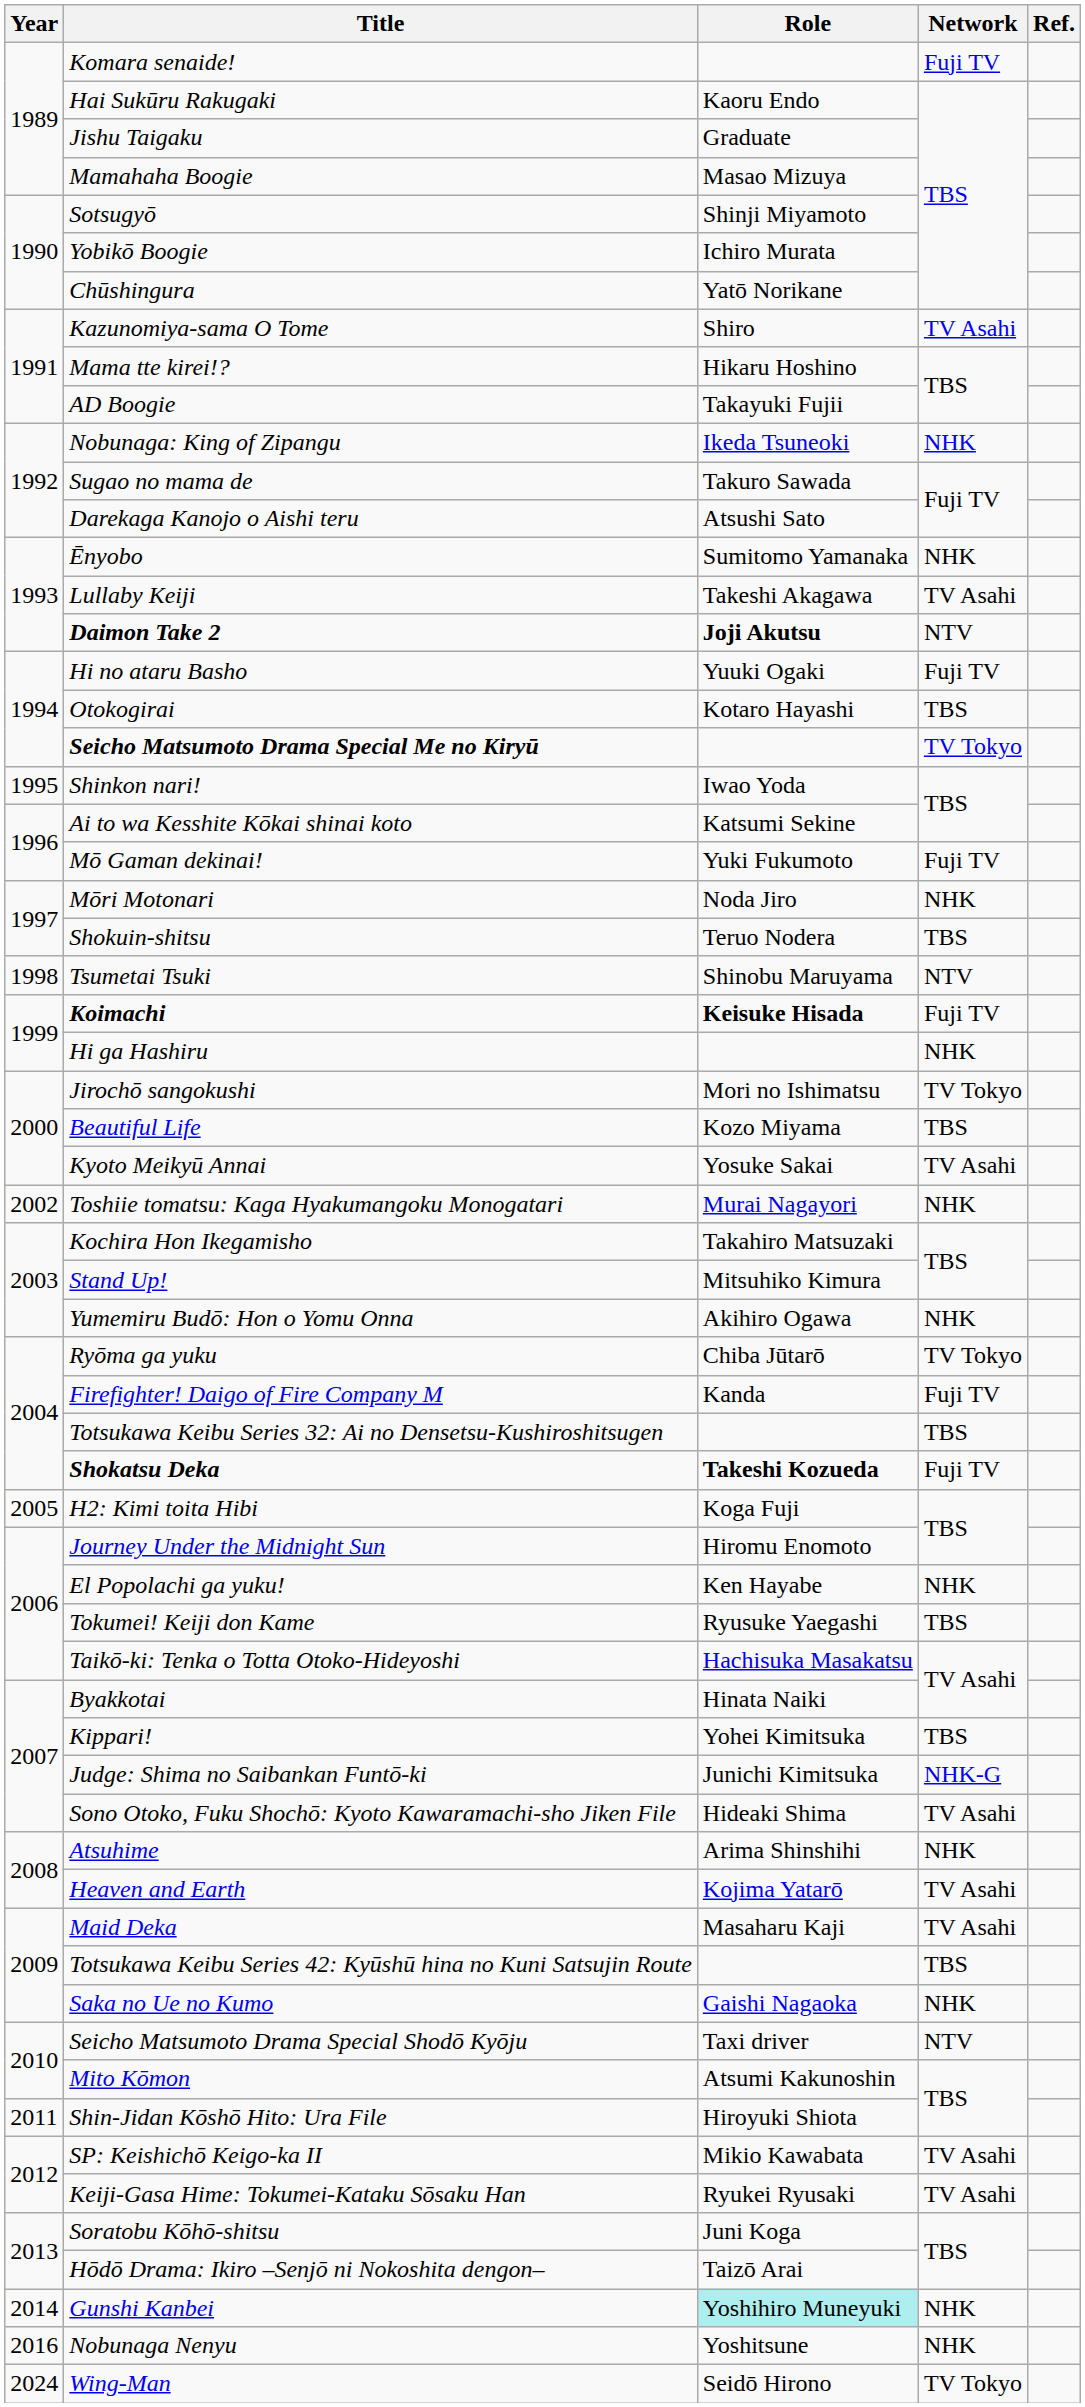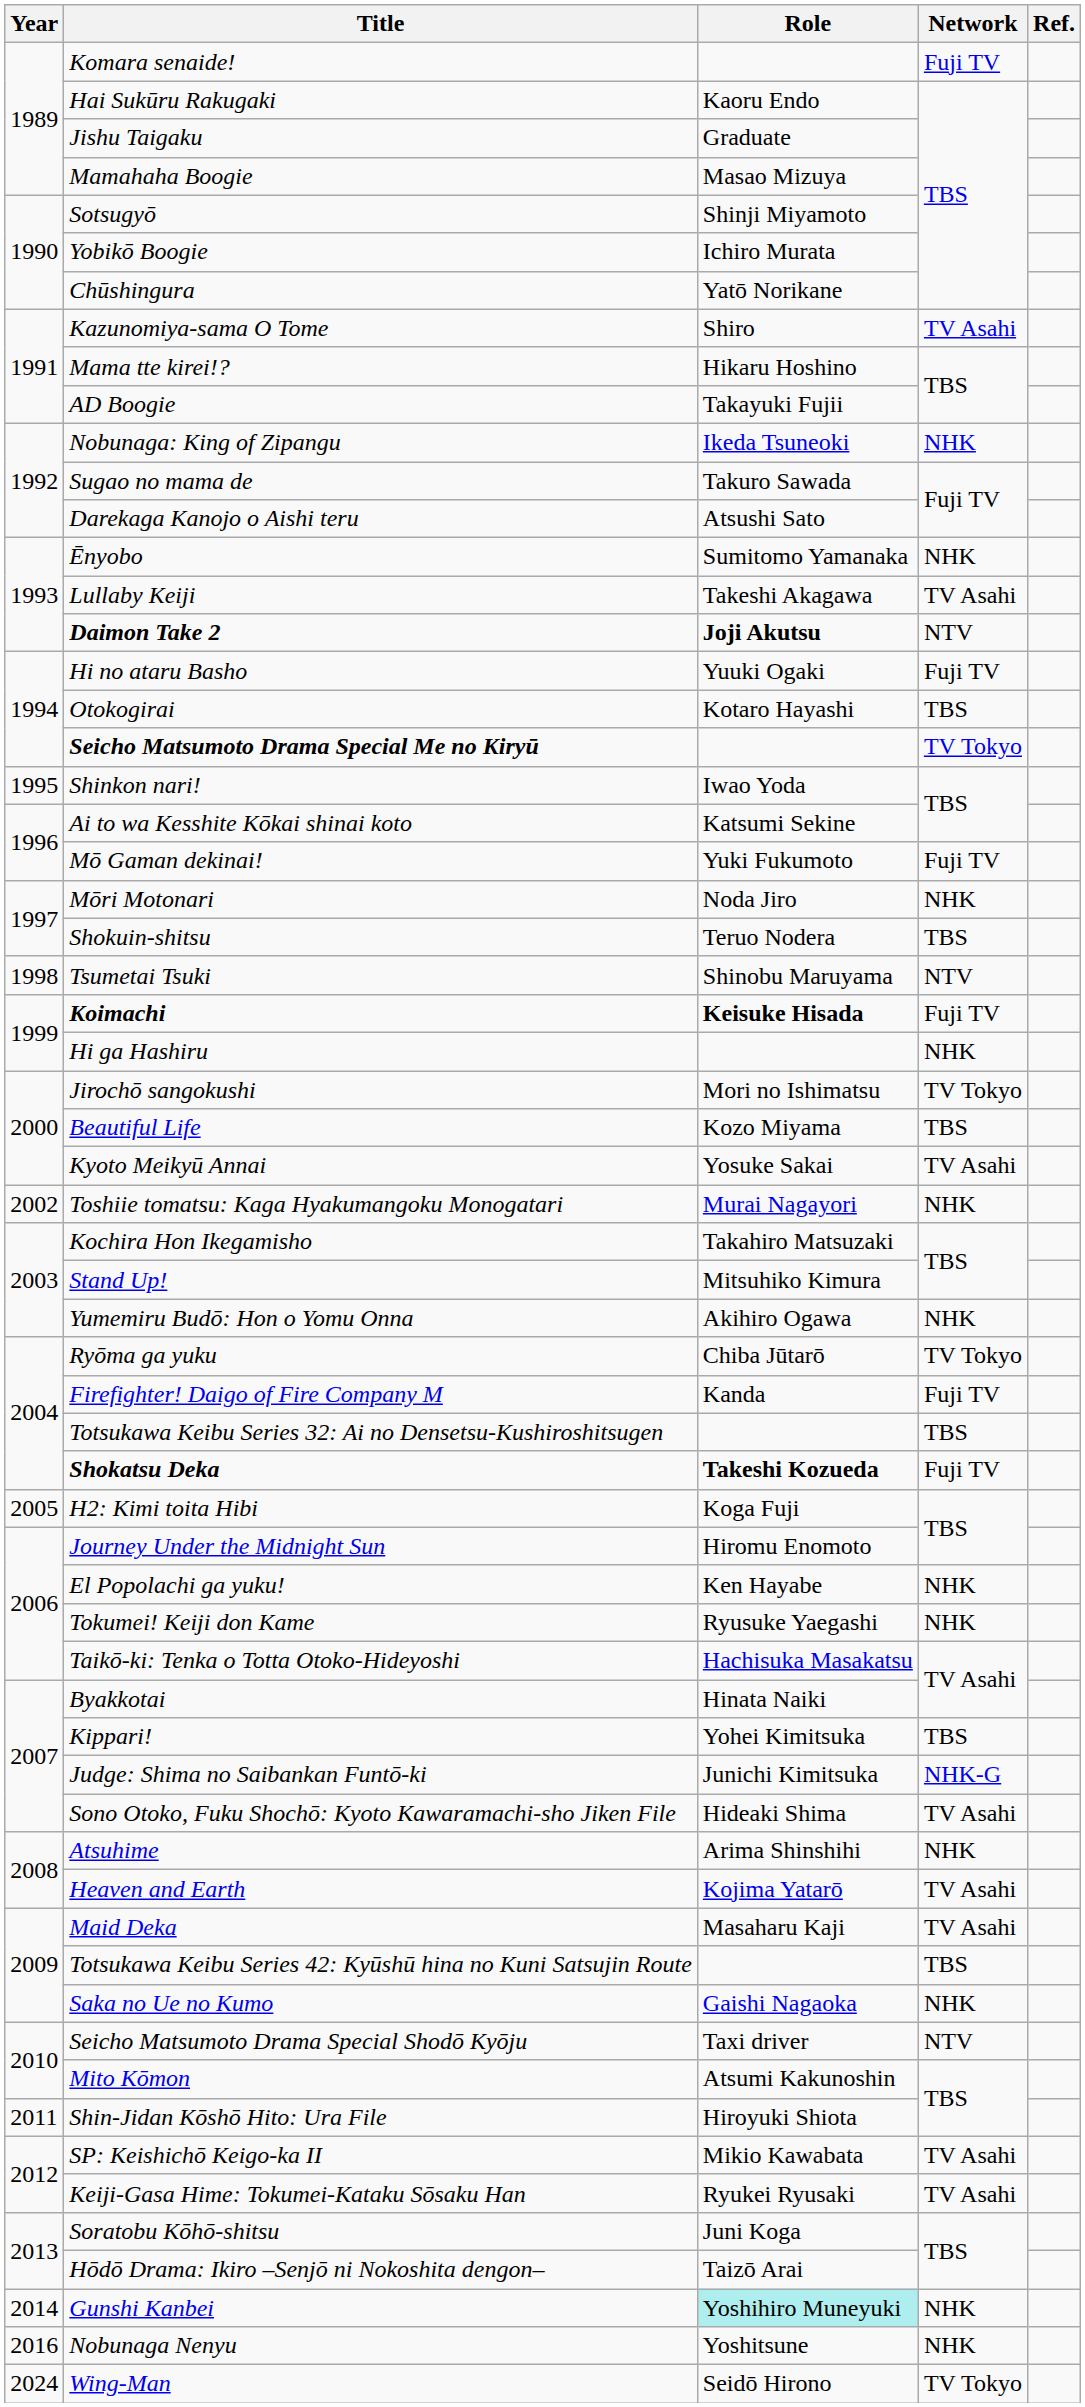(946, 1622) TBS -> (950, 1622) NHK
